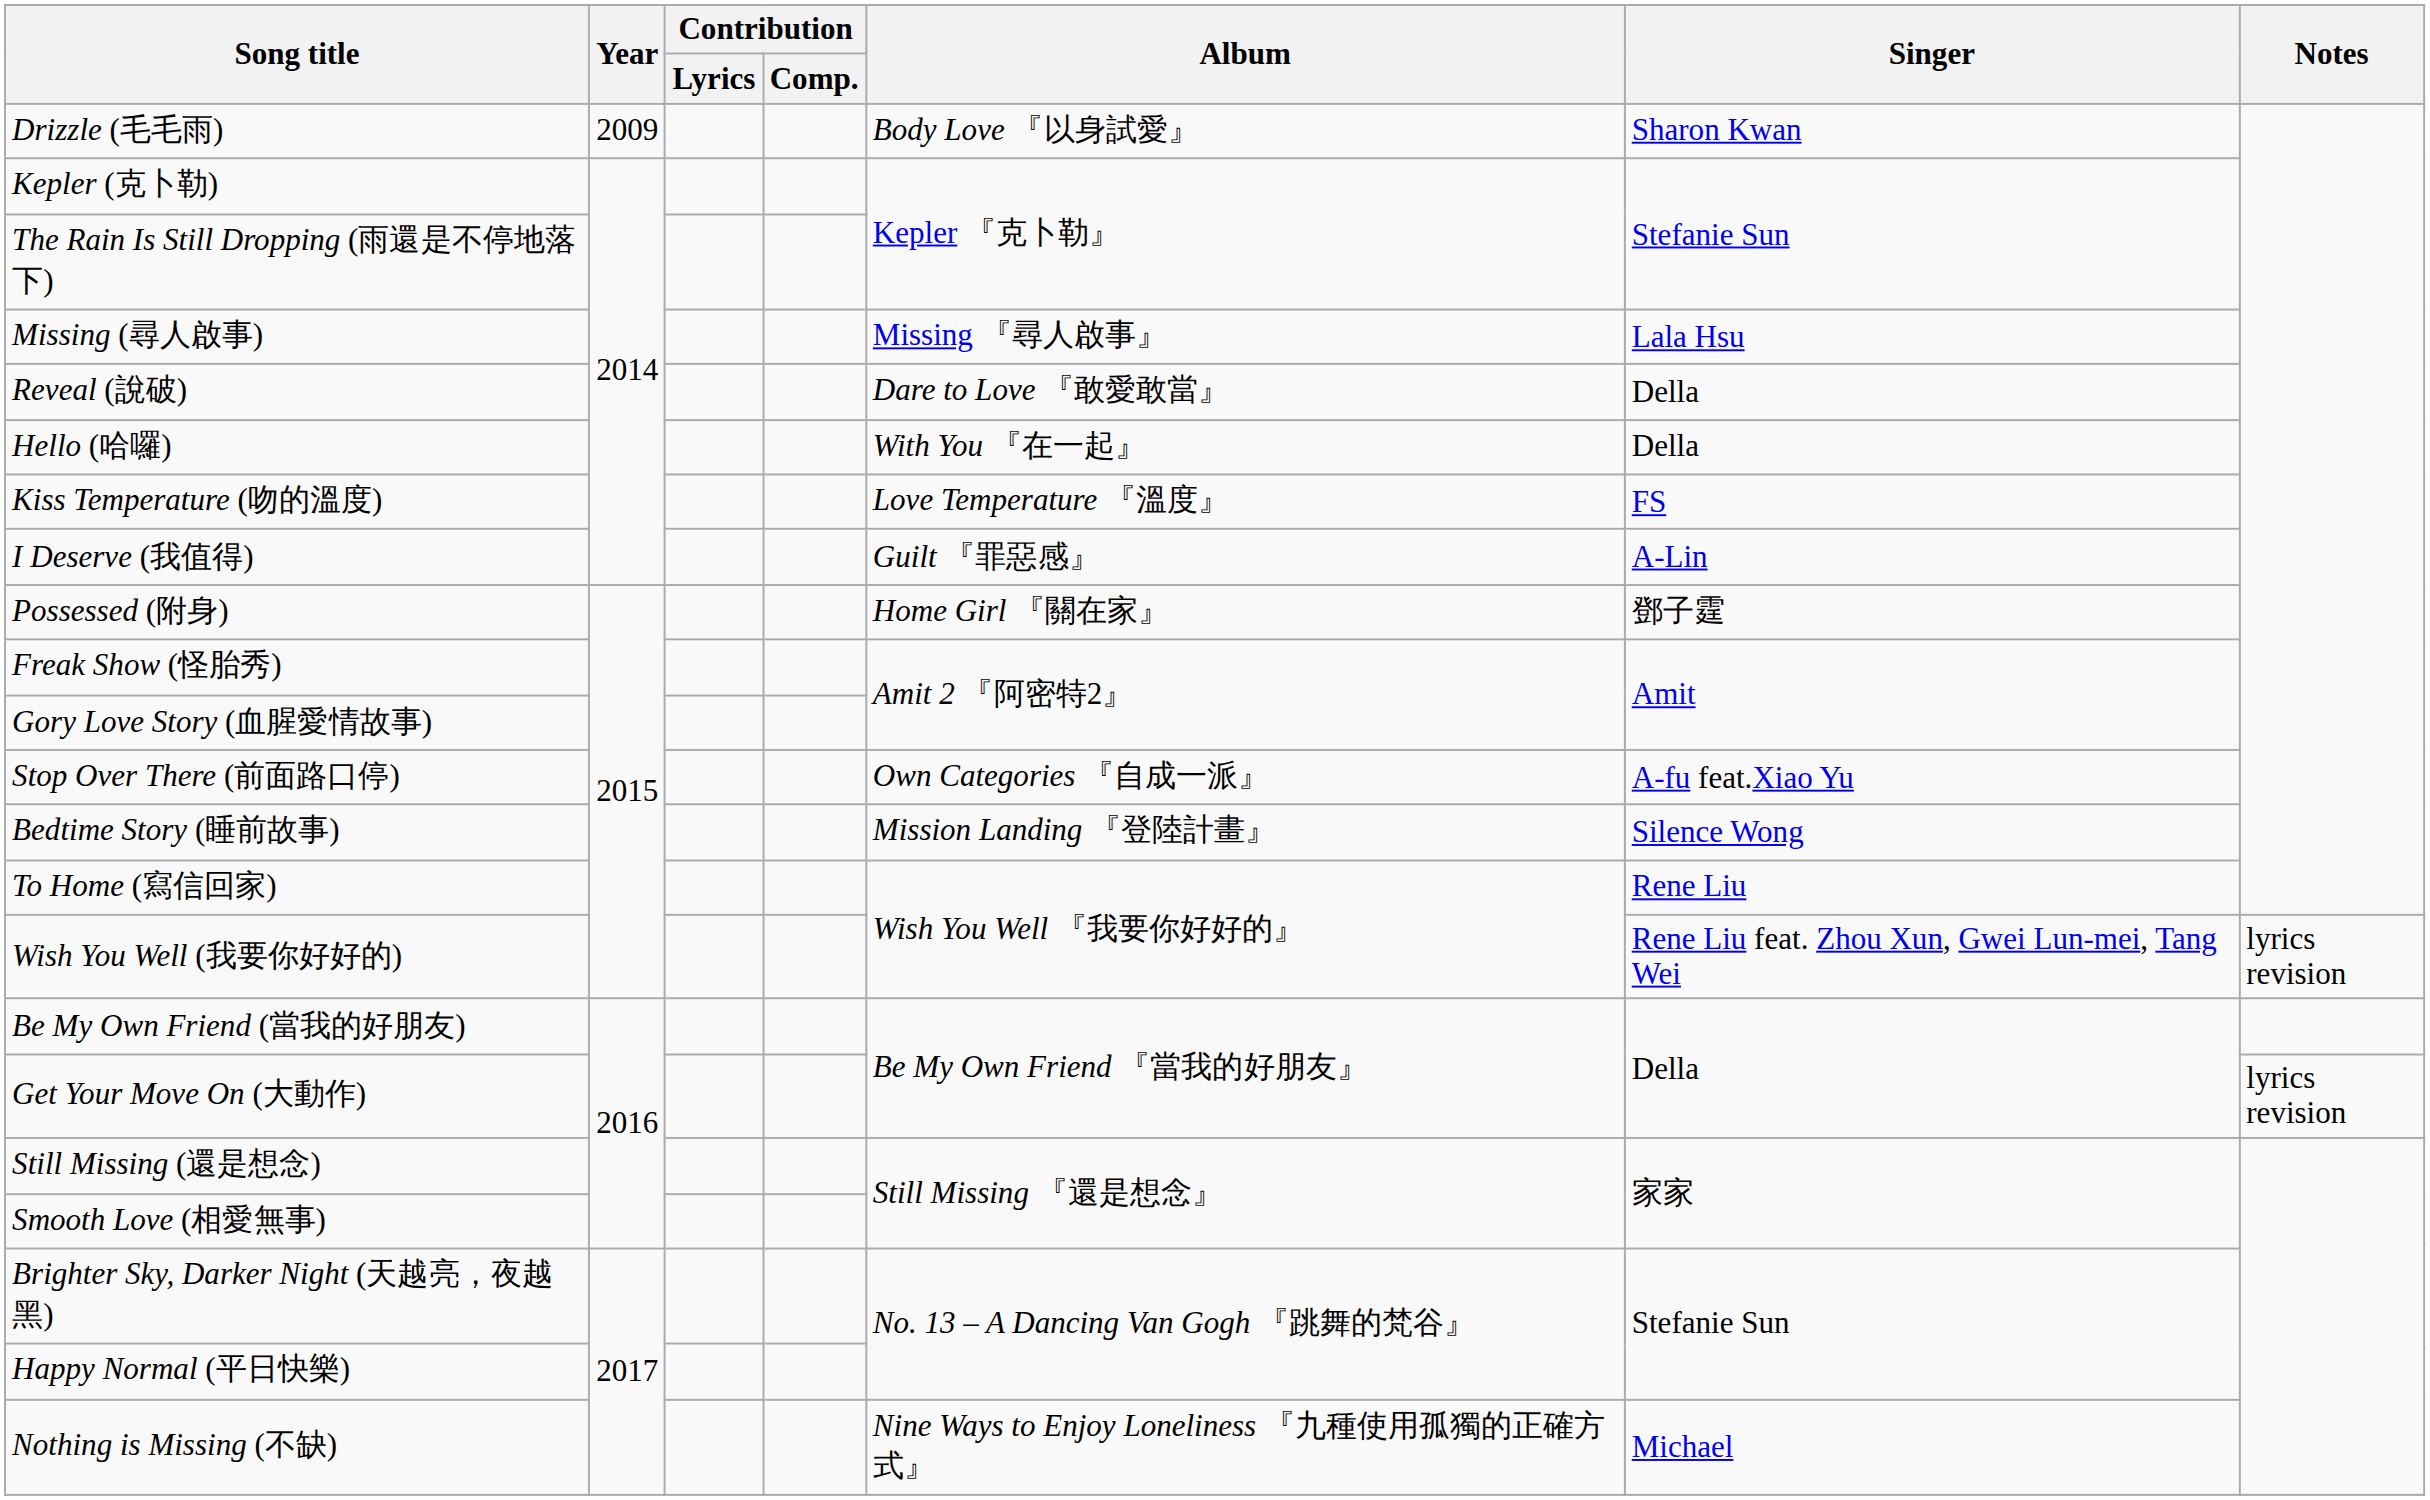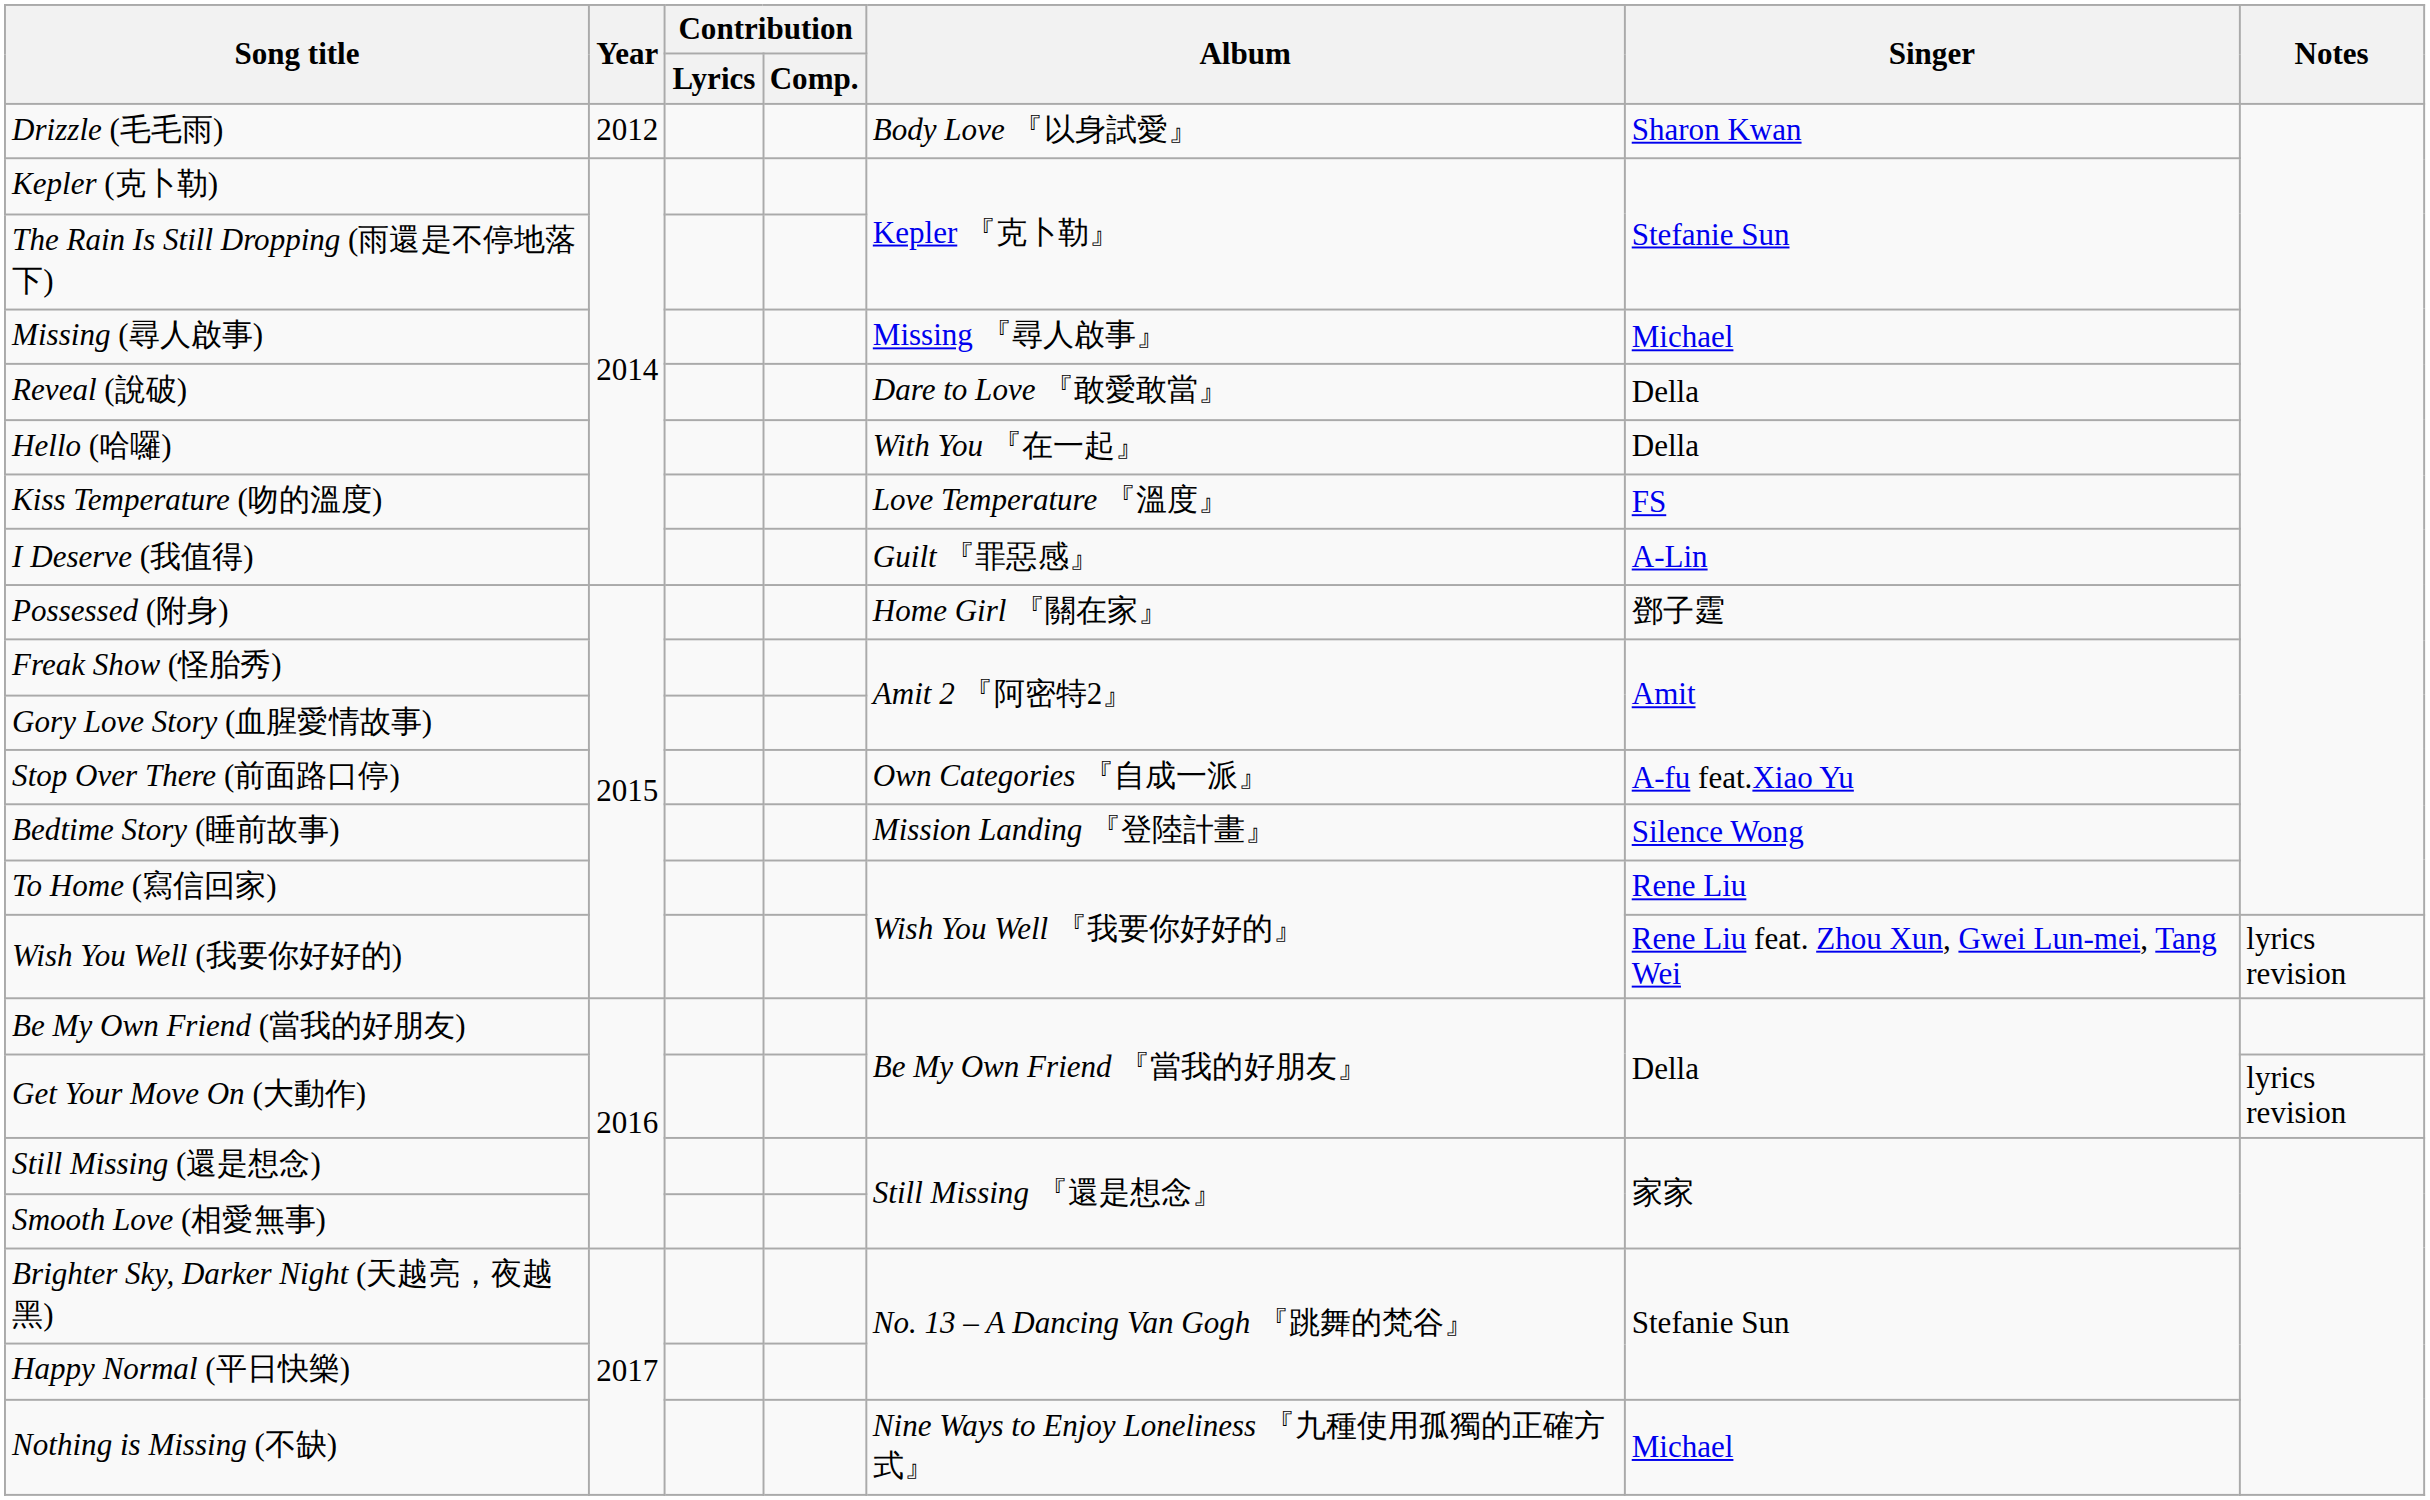(627, 130) 2009 -> (627, 130) 2012
(1688, 336) Lala Hsu -> (1683, 336) Michael
